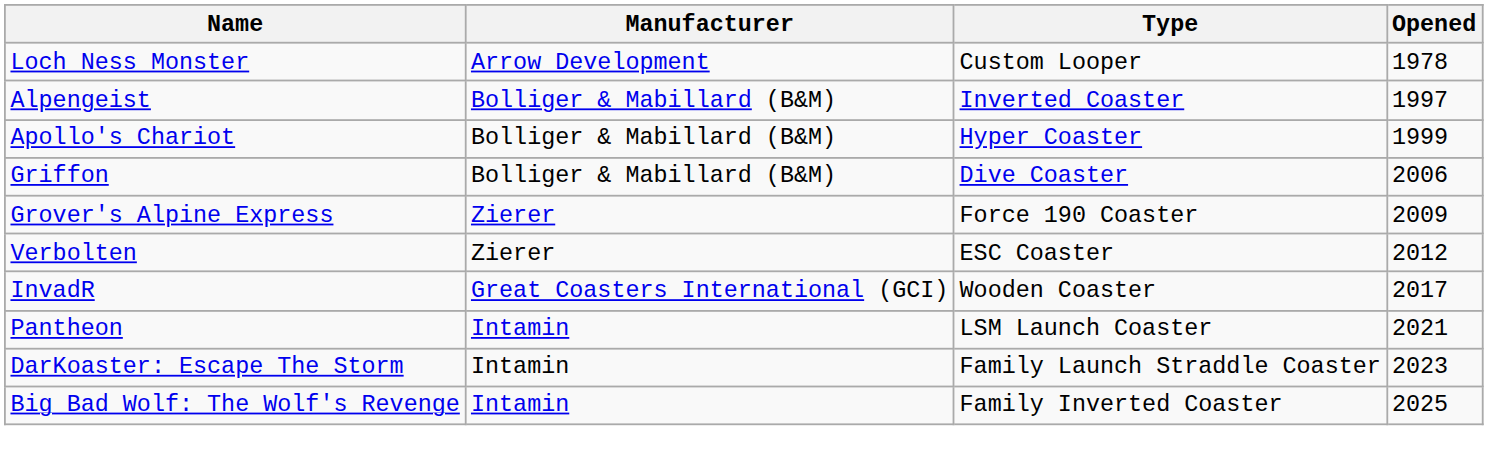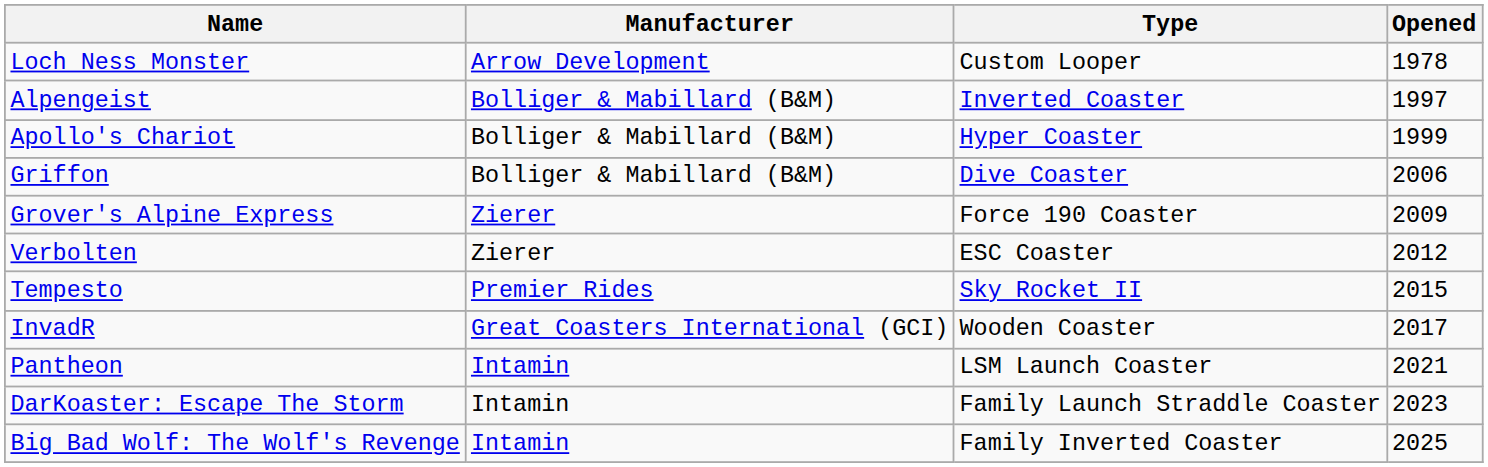+ row: (67, 291)
